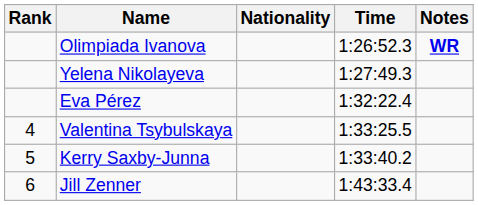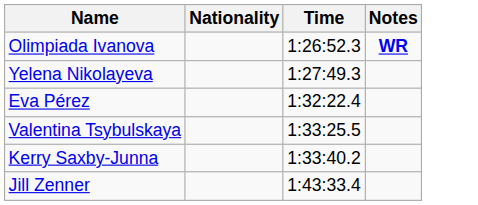- column: (30, 18)
